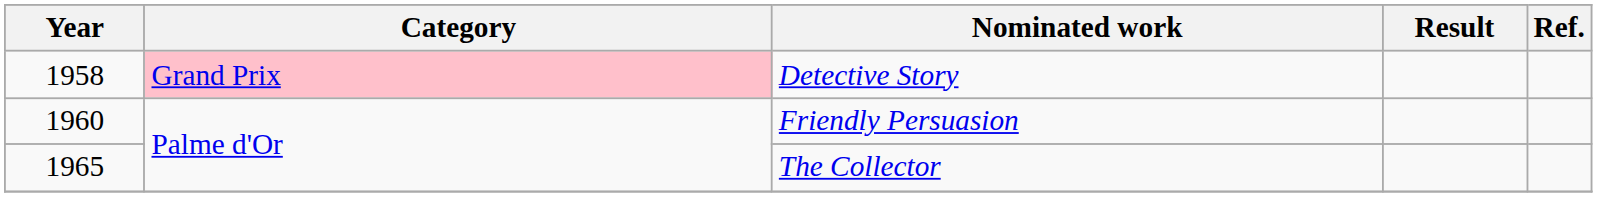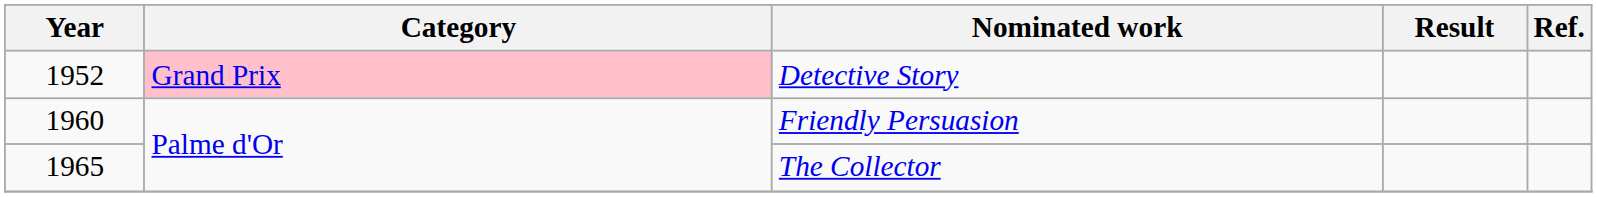(75, 74) 1958 -> (75, 74) 1952
